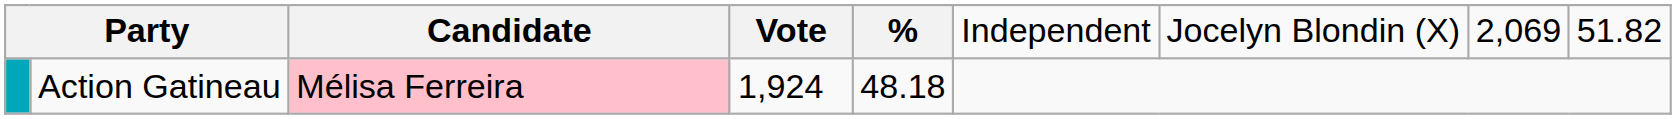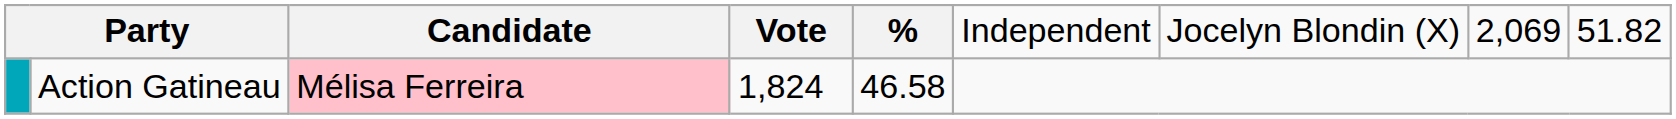(781, 85) 1,924 -> (781, 85) 1,824
(903, 85) 48.18 -> (903, 85) 46.58
